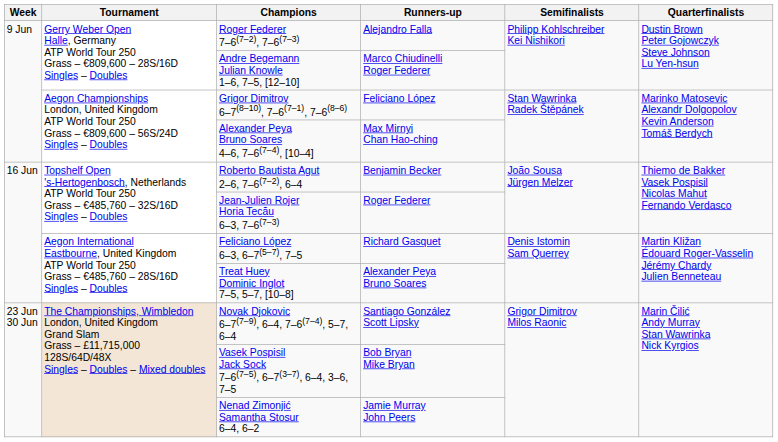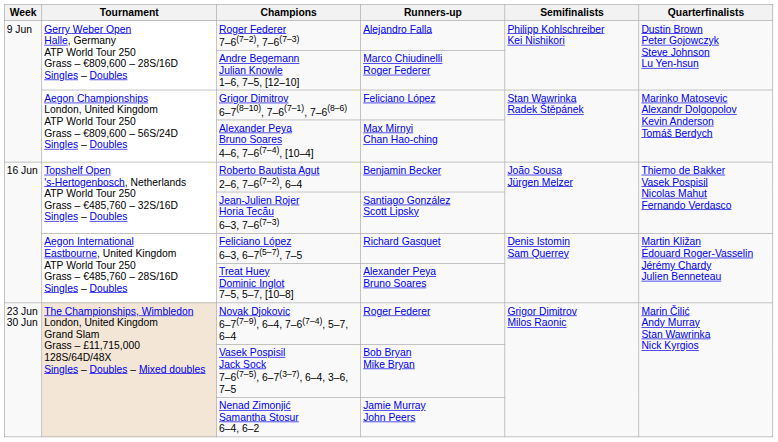(397, 200) Roger Federer -> (407, 206) Santiago González Scott Lipsky
(407, 317) Santiago González Scott Lipsky -> (397, 311) Roger Federer
